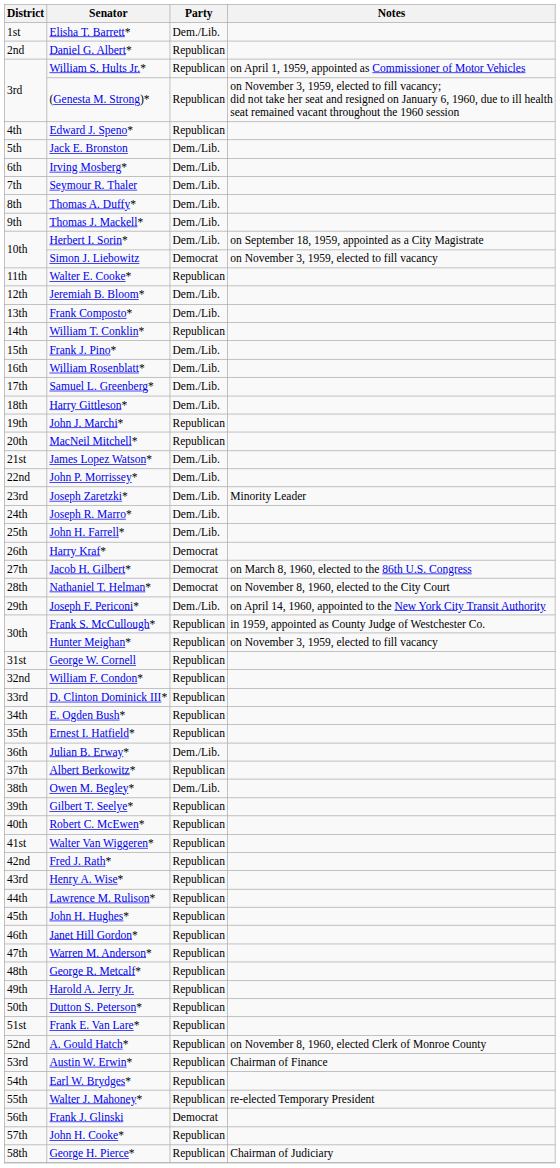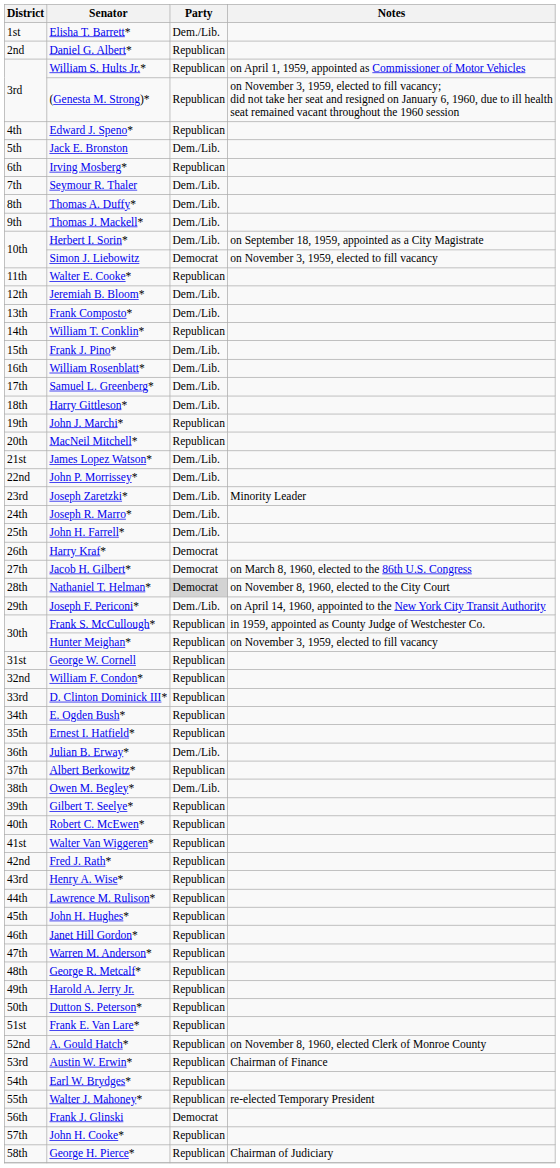(196, 167) Dem./Lib. -> (199, 167) Republican
(195, 587) no background -> (195, 587) lightgrey background
